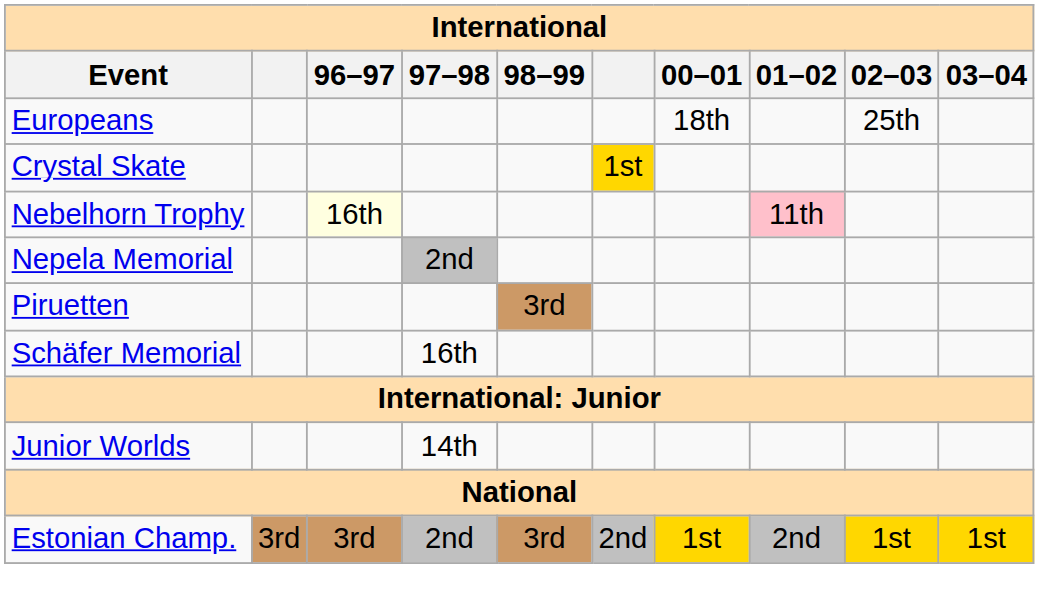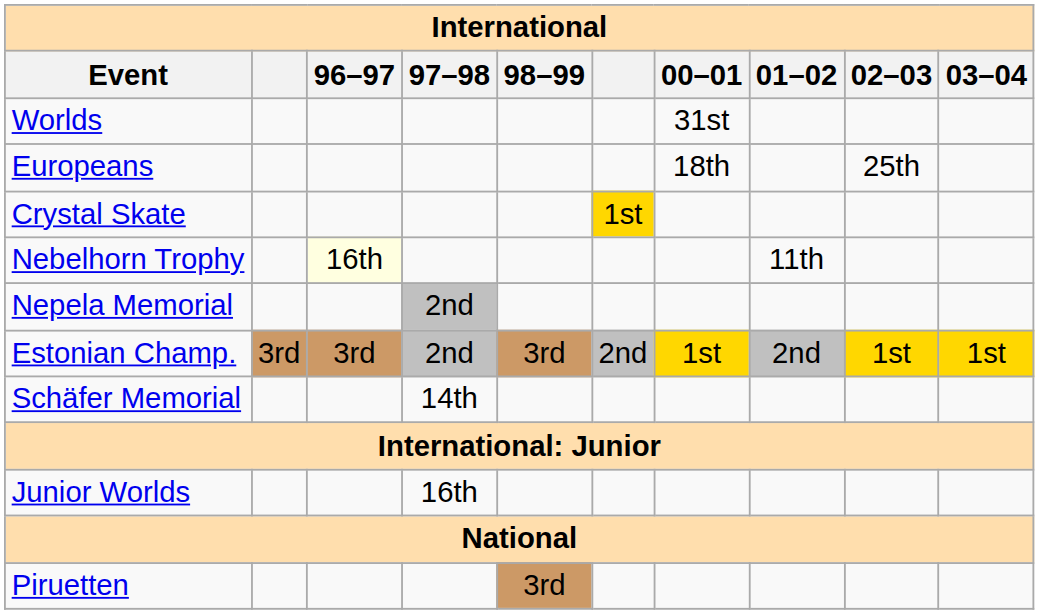+ row: (57, 120)
(797, 213) pink background -> (797, 259) no background
rows swapped: (70, 306) <-> (124, 538)
(449, 352) 16th -> (449, 399) 14th
(449, 445) 14th -> (449, 492) 16th
